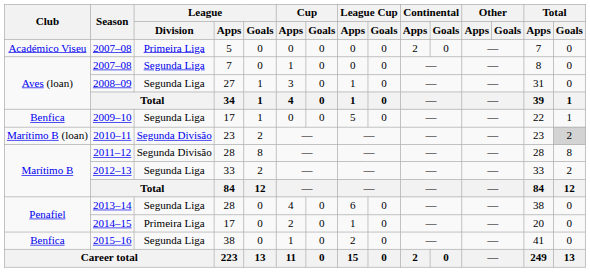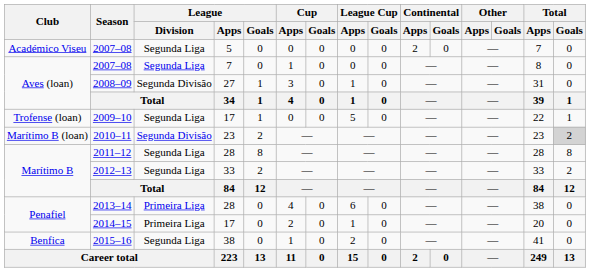(174, 48) Primeira Liga -> (174, 48) Segunda Liga
(174, 83) Segunda Liga -> (174, 83) Segunda Divisão
(47, 118) Benfica -> (47, 118) Trofense (loan)
(174, 153) Segunda Divisão -> (174, 153) Segunda Liga
(174, 205) Segunda Liga -> (174, 205) Primeira Liga
